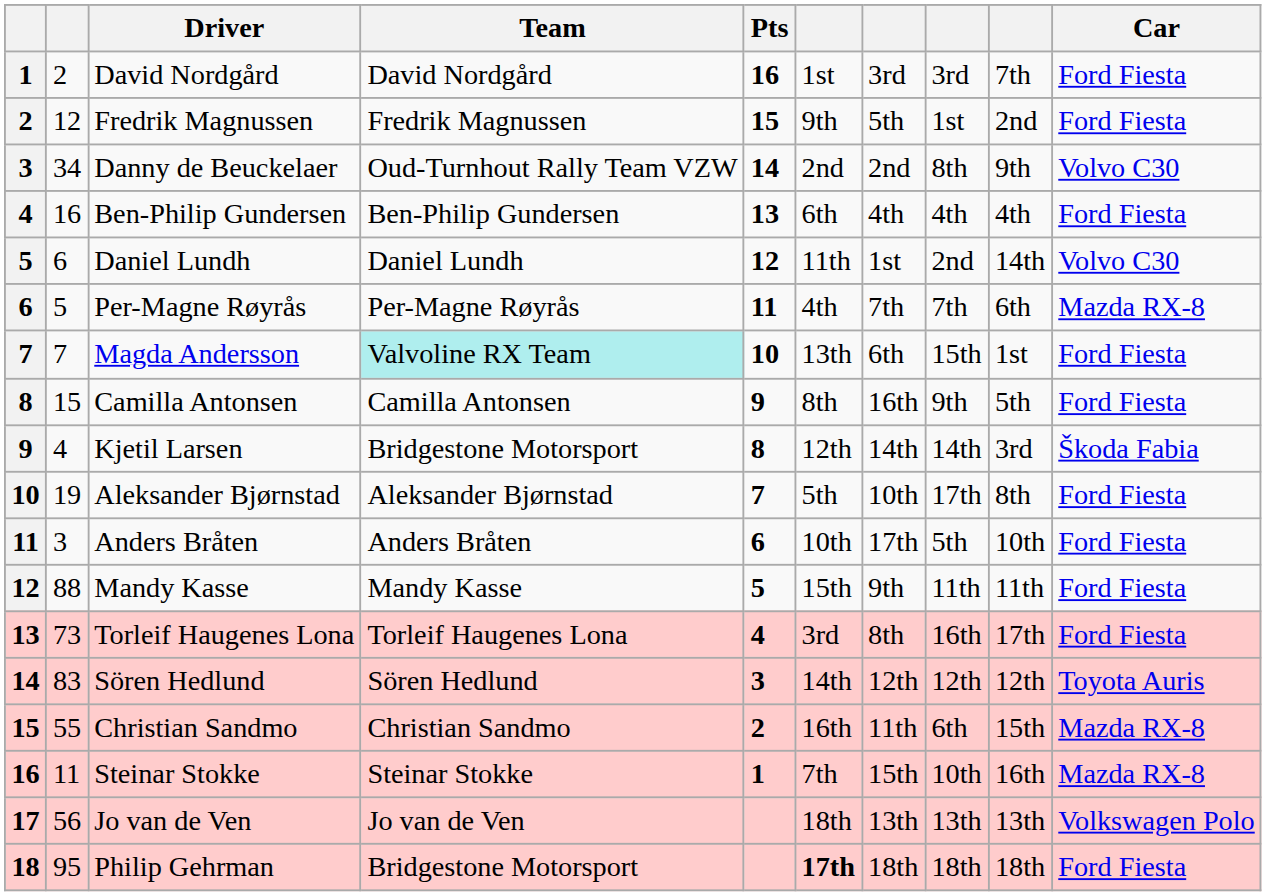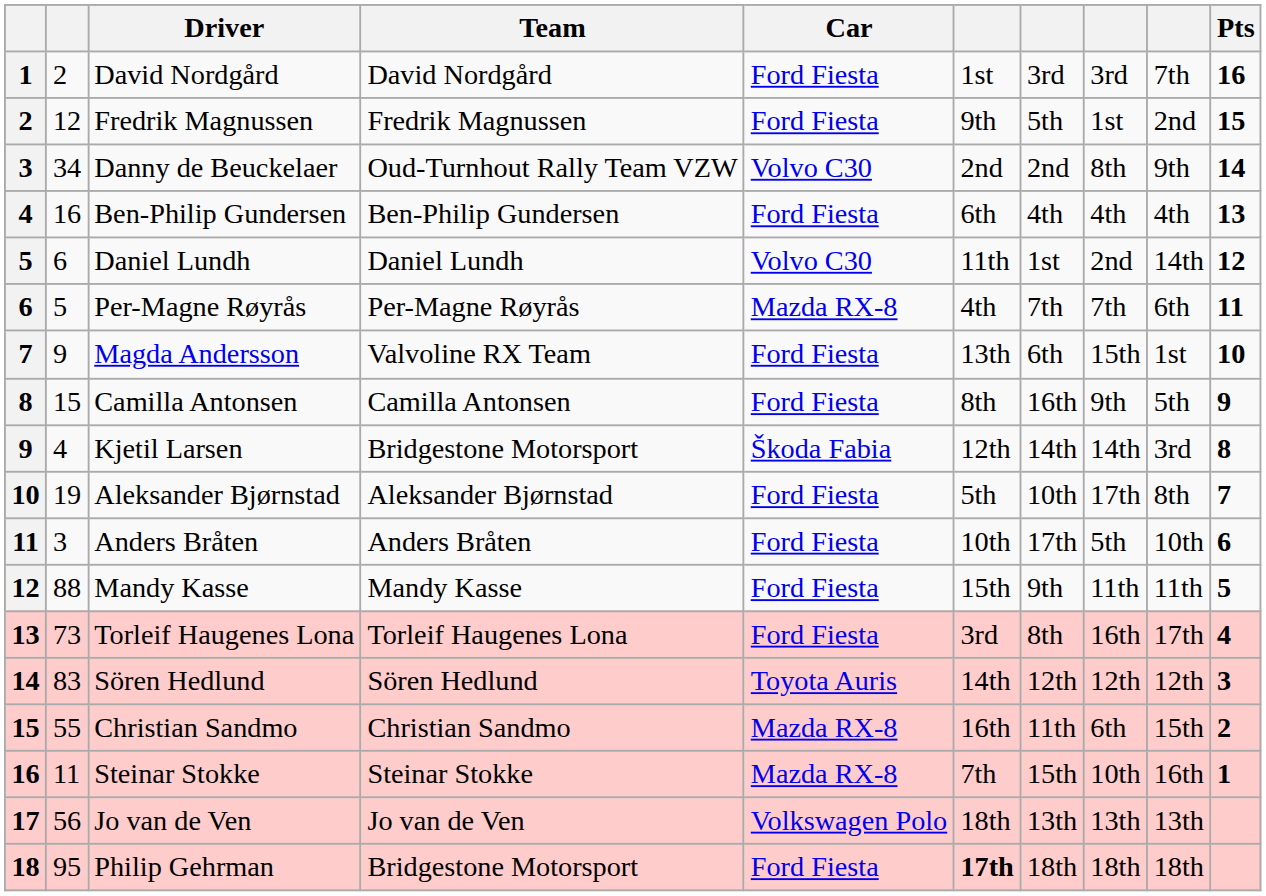columns swapped: (1157, 27) <-> (770, 27)
(60, 354) 7 -> (60, 354) 9
(479, 354) paleturquoise background -> (479, 354) no background
